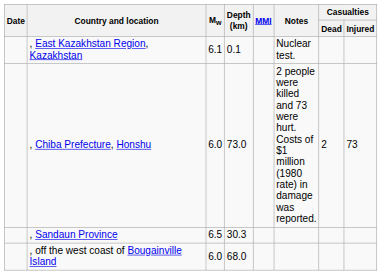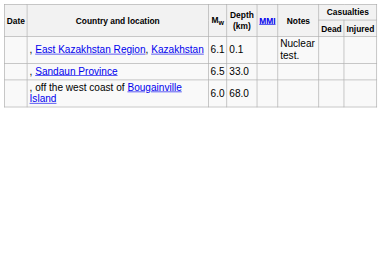- row: (90, 145)
(237, 235) 30.3 -> (239, 71) 33.0
